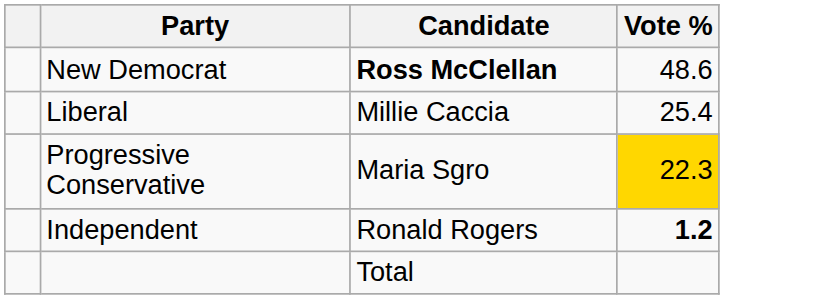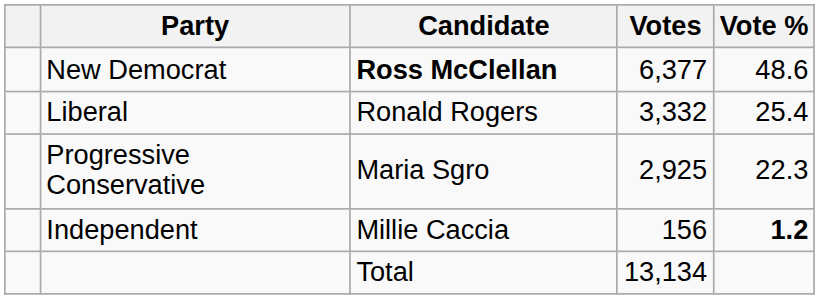+ column: (665, 26)
(433, 112) Millie Caccia -> (447, 112) Ronald Rogers
(686, 170) gold background -> (782, 170) no background
(447, 229) Ronald Rogers -> (433, 229) Millie Caccia
